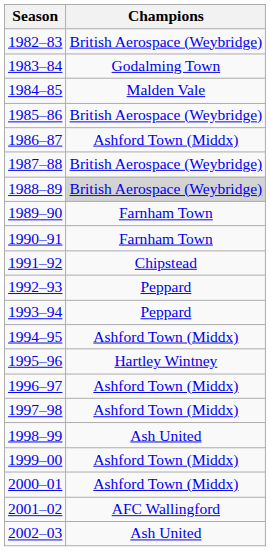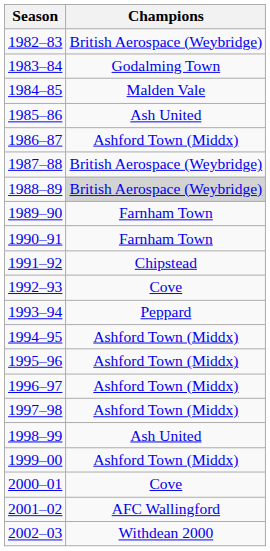(166, 115) British Aerospace (Weybridge) -> (166, 115) Ash United
(166, 287) Peppard -> (166, 287) Cove
(166, 361) Hartley Wintney -> (166, 361) Ashford Town (Middx)
(166, 484) Ashford Town (Middx) -> (166, 484) Cove
(166, 533) Ash United -> (166, 533) Withdean 2000
